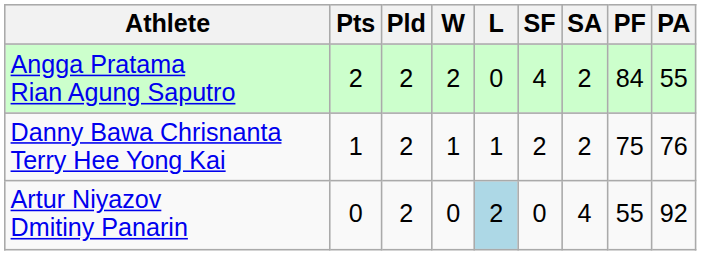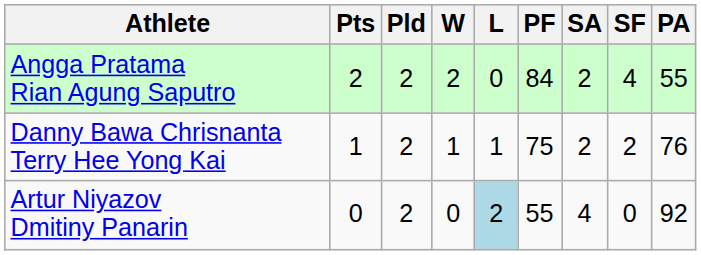columns swapped: (540, 24) <-> (630, 24)
